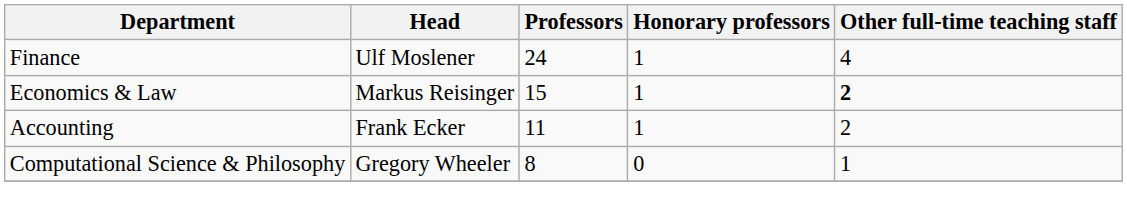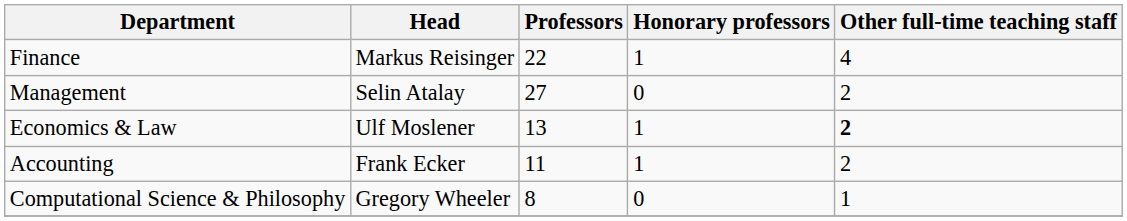(415, 57) Ulf Moslener -> (435, 57) Markus Reisinger
(536, 57) 24 -> (536, 57) 22
+ row: (68, 92)
(435, 92) Markus Reisinger -> (415, 127) Ulf Moslener
(536, 92) 15 -> (536, 127) 13
